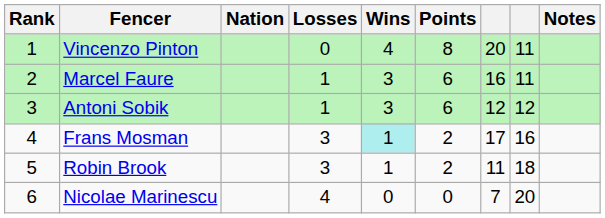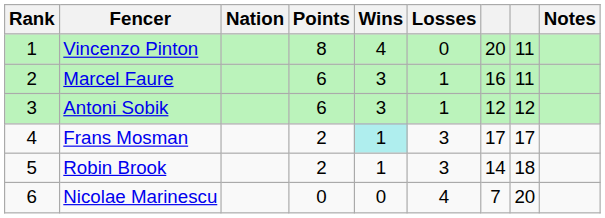columns swapped: (448, 19) <-> (325, 19)
(525, 138) 16 -> (525, 138) 17
(495, 167) 11 -> (495, 167) 14
